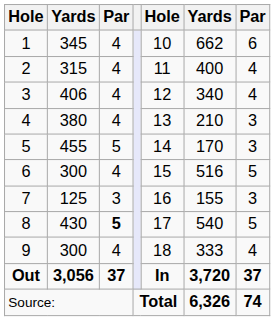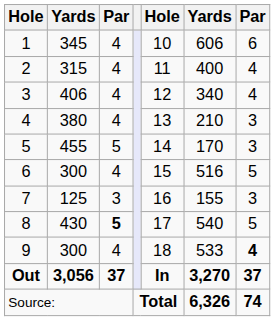(210, 43) 662 -> (210, 43) 606
(210, 250) 333 -> (210, 250) 533
(253, 250) normal -> (253, 250) bold
(210, 276) 3,720 -> (210, 276) 3,270
